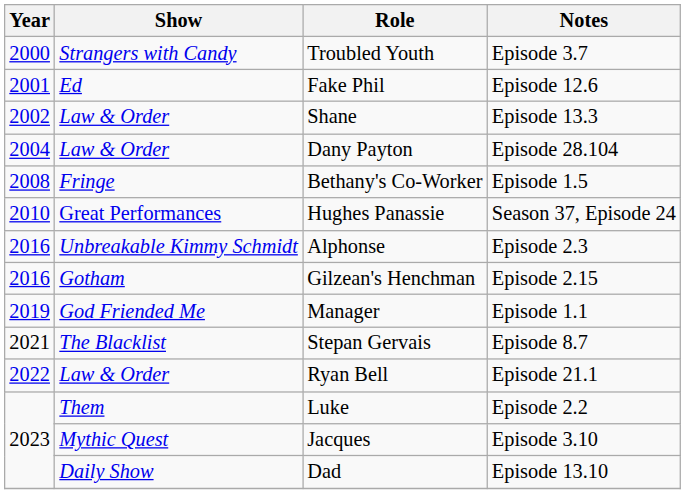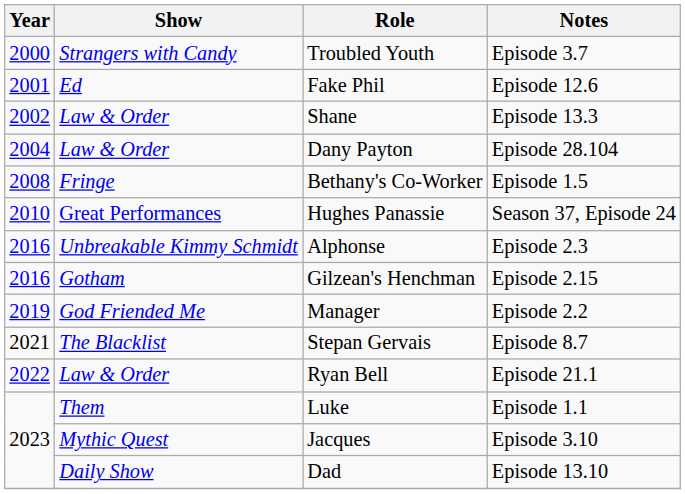(540, 310) Episode 1.1 -> (540, 310) Episode 2.2
(540, 407) Episode 2.2 -> (540, 407) Episode 1.1
